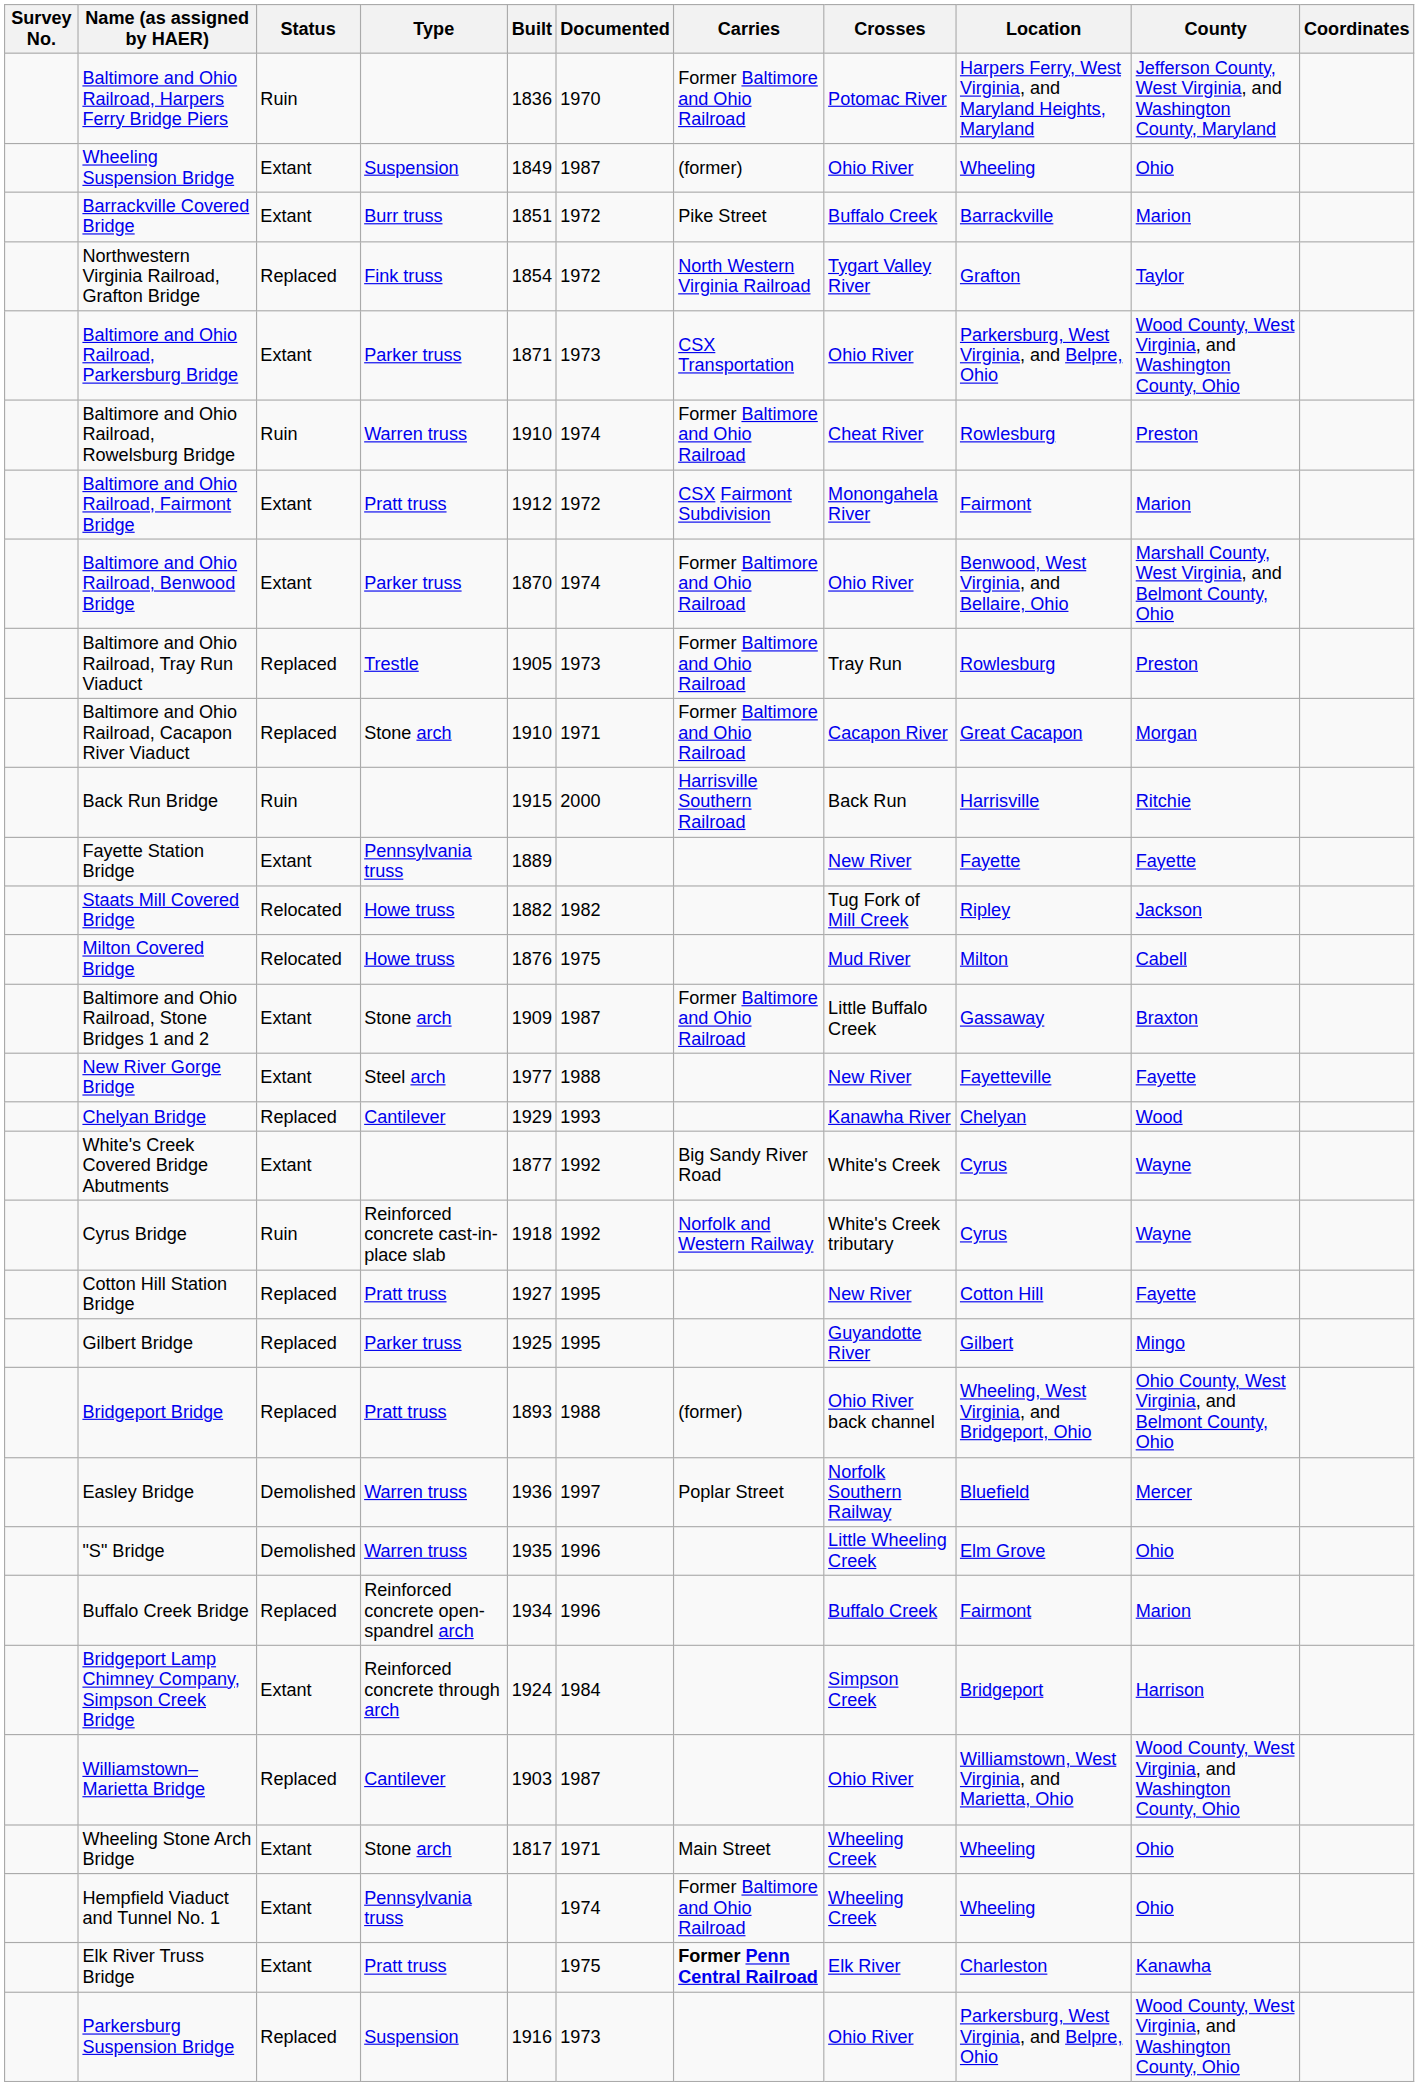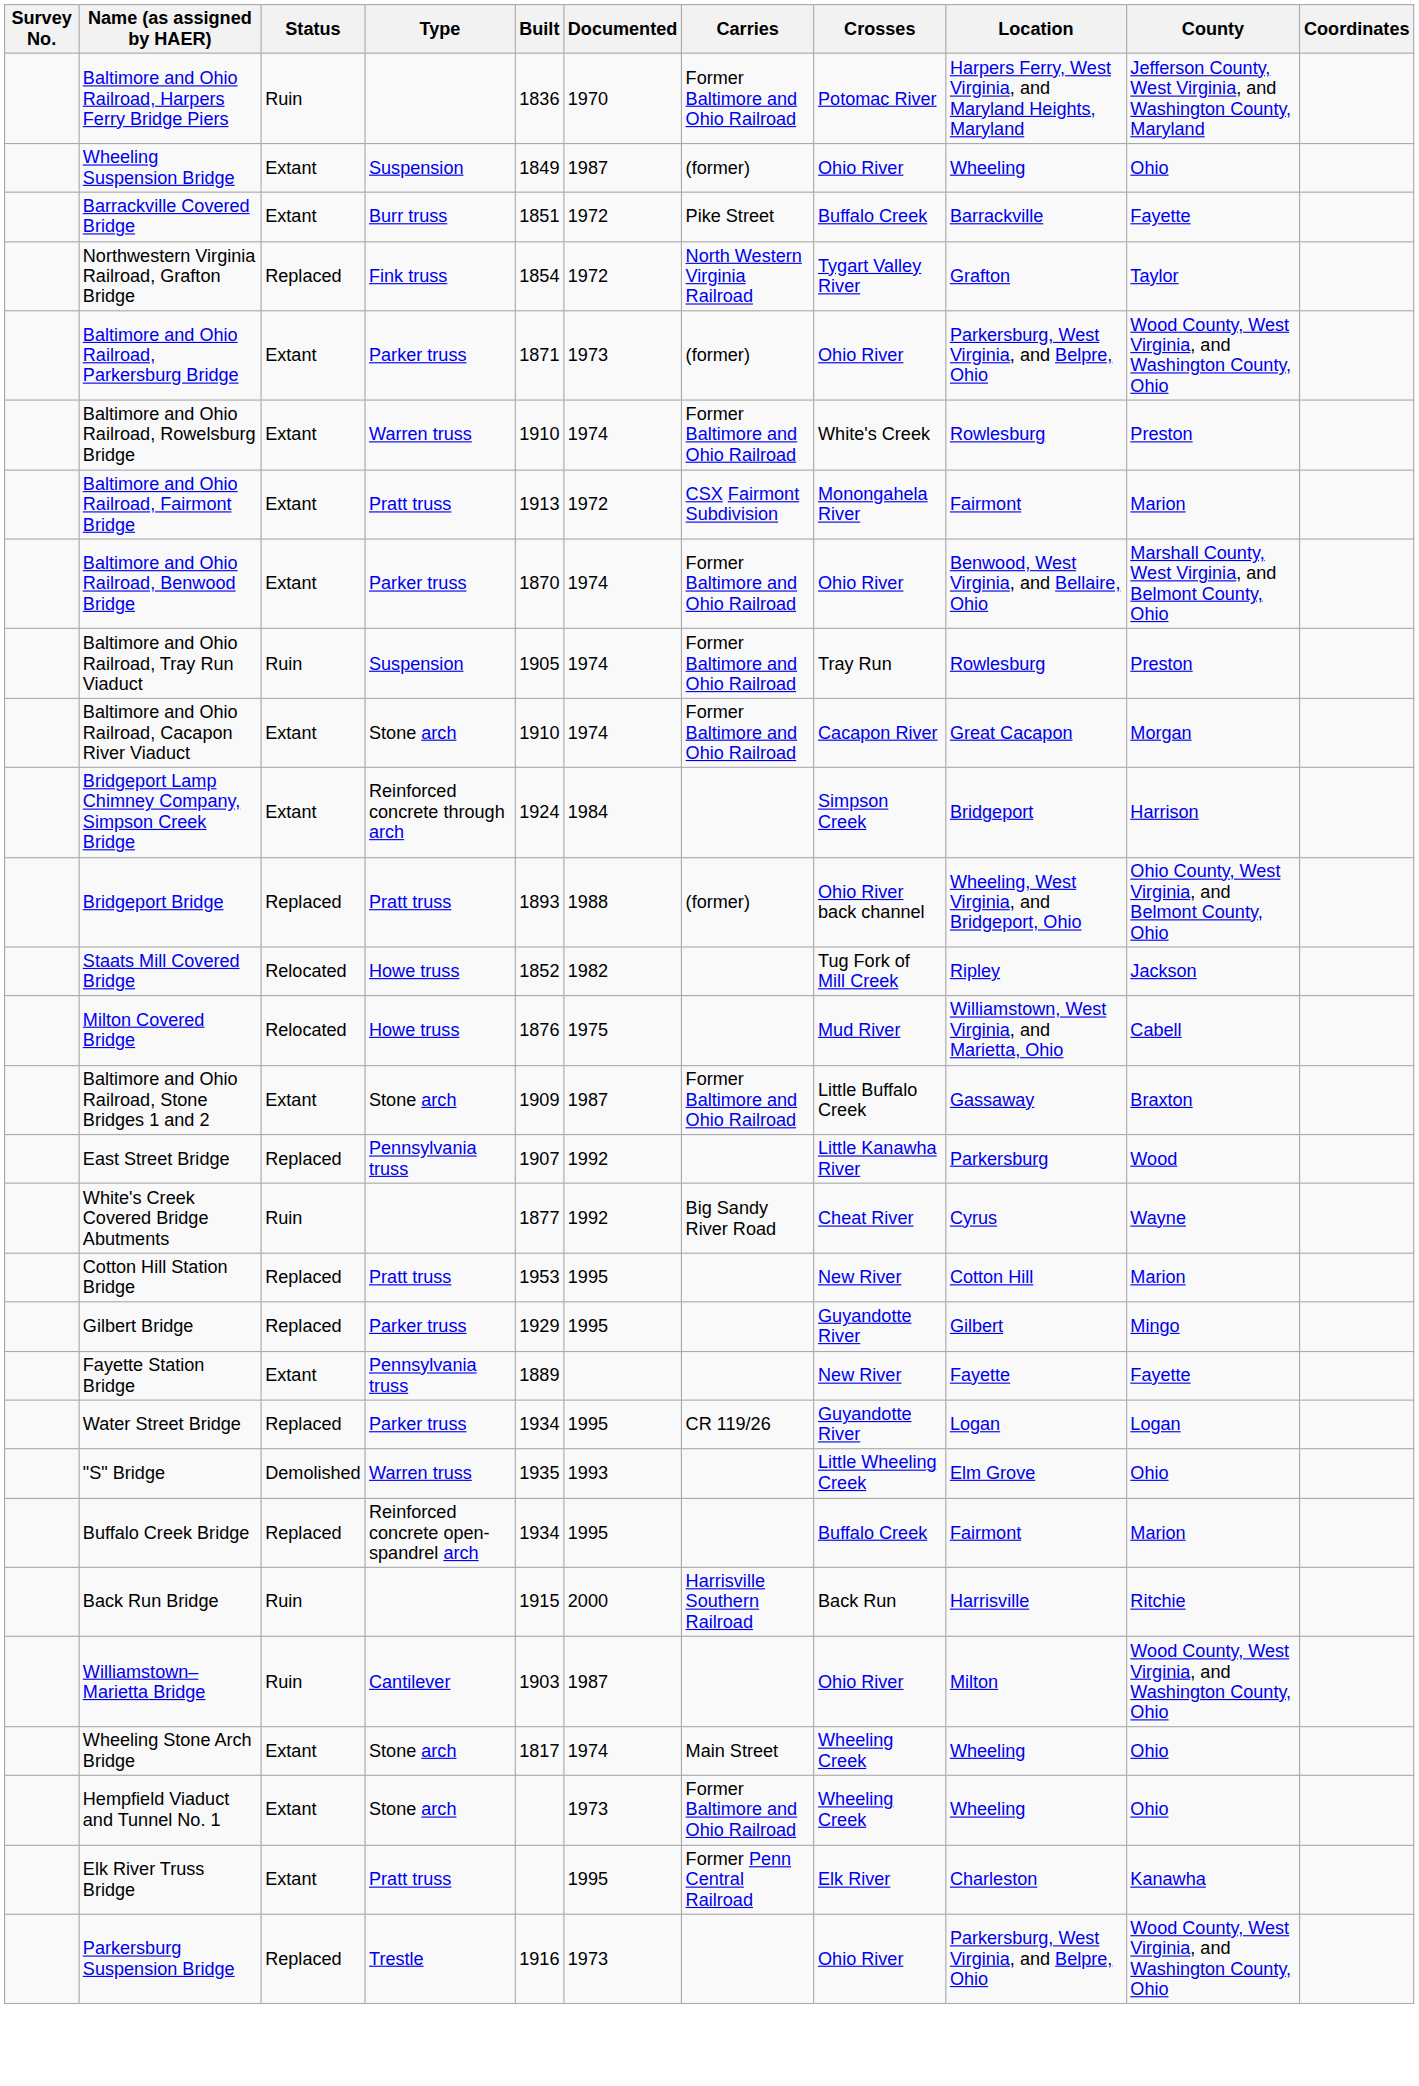(1163, 216) Marion -> (1160, 216) Fayette
(736, 355) CSX Transportation -> (718, 355) (former)
(279, 434) Ruin -> (291, 434) Extant
(876, 434) Cheat River -> (874, 434) White's Creek
(532, 504) 1912 -> (539, 504) 1913
(299, 663) Replaced -> (284, 663) Ruin
(391, 663) Trestle -> (416, 663) Suspension
(580, 663) 1973 -> (588, 663) 1974
(299, 732) Replaced -> (291, 732) Extant
(580, 732) 1971 -> (588, 732) 1974
rows swapped: (161, 1689) <-> (150, 802)
rows swapped: (153, 1412) <-> (143, 861)
(532, 910) 1882 -> (539, 971) 1852
(984, 959) Milton -> (1028, 1030) Williamstown, West Virginia, and Marietta, Ohio
- row: (152, 1077)
+ row: (156, 1159)
- row: (144, 1116)
(286, 1165) Extant -> (284, 1218) Ruin
(884, 1165) White's Creek -> (866, 1218) Cheat River
- row: (135, 1234)
(532, 1294) 1927 -> (539, 1277) 1953
(1166, 1294) Fayette -> (1158, 1277) Marion
(532, 1343) 1925 -> (539, 1326) 1929
+ row: (162, 1424)
- row: (138, 1491)
(580, 1551) 1996 -> (588, 1473) 1993
(580, 1610) 1996 -> (588, 1532) 1995
(299, 1779) Replaced -> (284, 1681) Ruin
(1038, 1779) Williamstown, West Virginia, and Marietta, Ohio -> (974, 1681) Milton
(580, 1848) 1971 -> (588, 1750) 1974
(418, 1908) Pennsylvania truss -> (413, 1810) Stone arch
(580, 1908) 1974 -> (588, 1810) 1973
(580, 1967) 1975 -> (588, 1879) 1995
(748, 1967) bold -> (738, 1879) normal
(411, 2036) Suspension -> (396, 1958) Trestle
